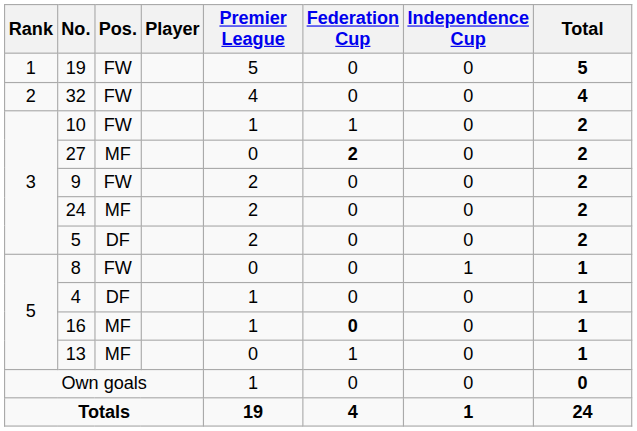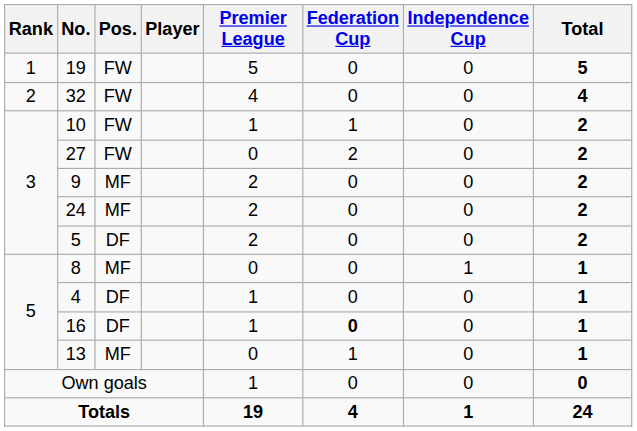(118, 153) MF -> (118, 153) FW
(353, 153) bold -> (353, 153) normal
(118, 182) FW -> (118, 182) MF
(118, 268) FW -> (118, 268) MF
(118, 325) MF -> (118, 325) DF
